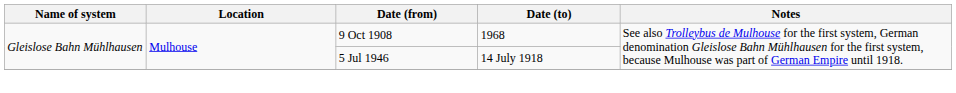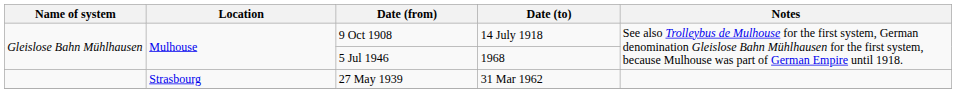(493, 35) 1968 -> (512, 35) 14 July 1918
(512, 58) 14 July 1918 -> (493, 58) 1968
+ row: (371, 79)
